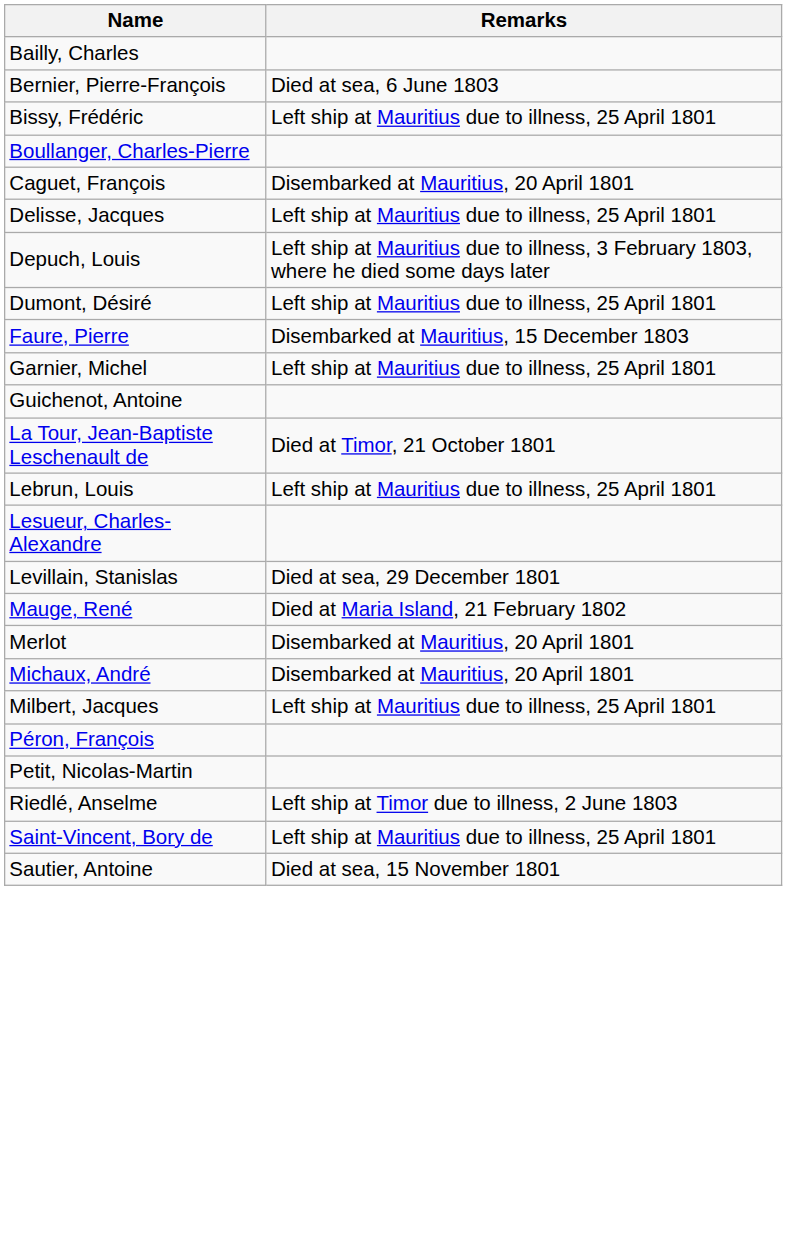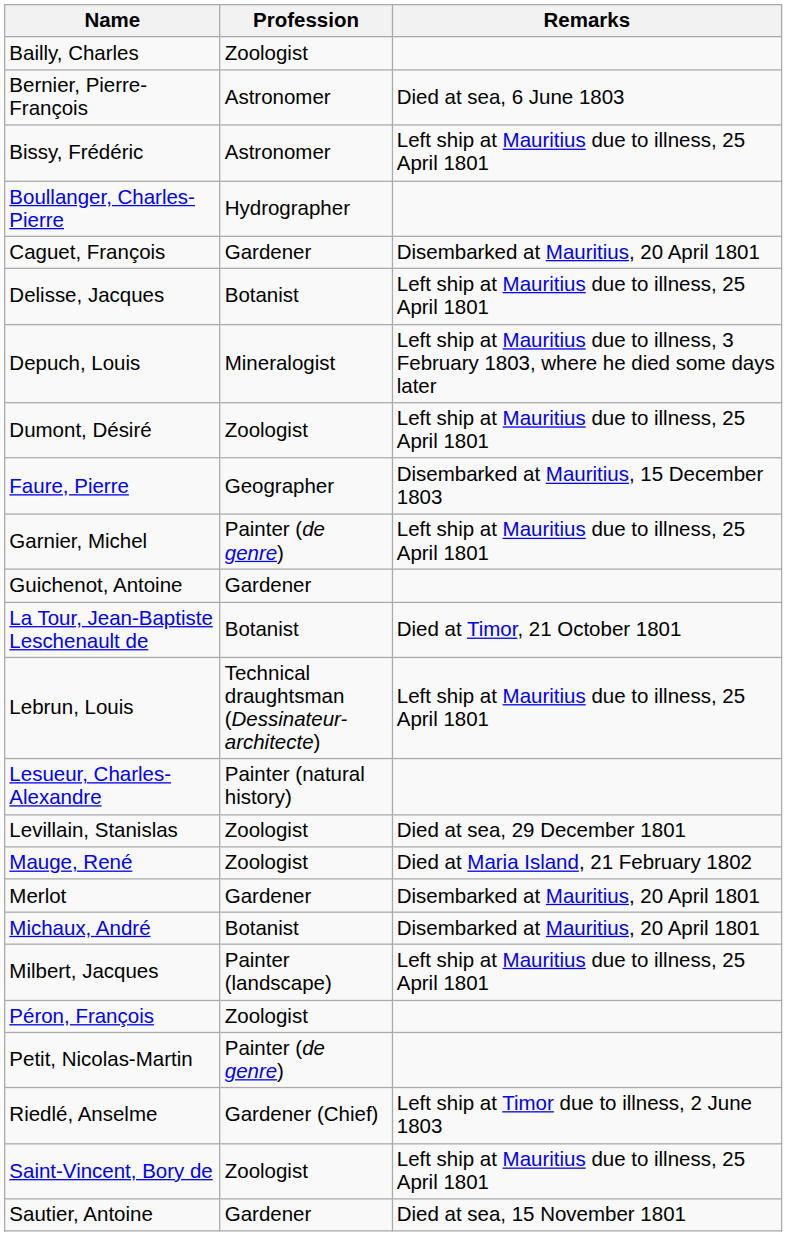+ column: (306, 20)
